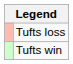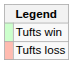rows swapped: (39, 51) <-> (41, 32)
